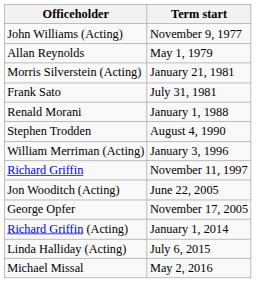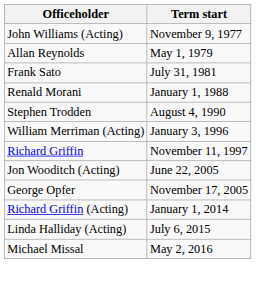- row: (74, 72)
